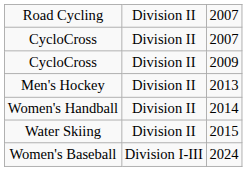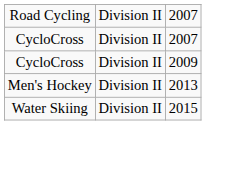- row: (63, 108)
- row: (63, 154)
